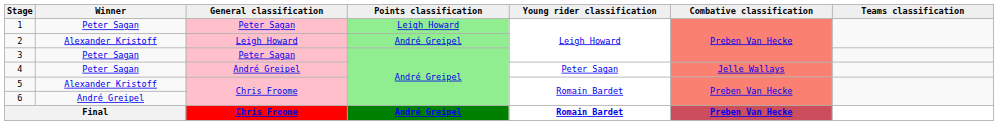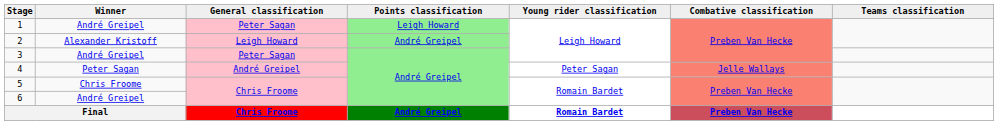(111, 26) Peter Sagan -> (111, 26) André Greipel
(111, 55) Peter Sagan -> (111, 55) André Greipel
(111, 84) Alexander Kristoff -> (111, 84) Chris Froome
